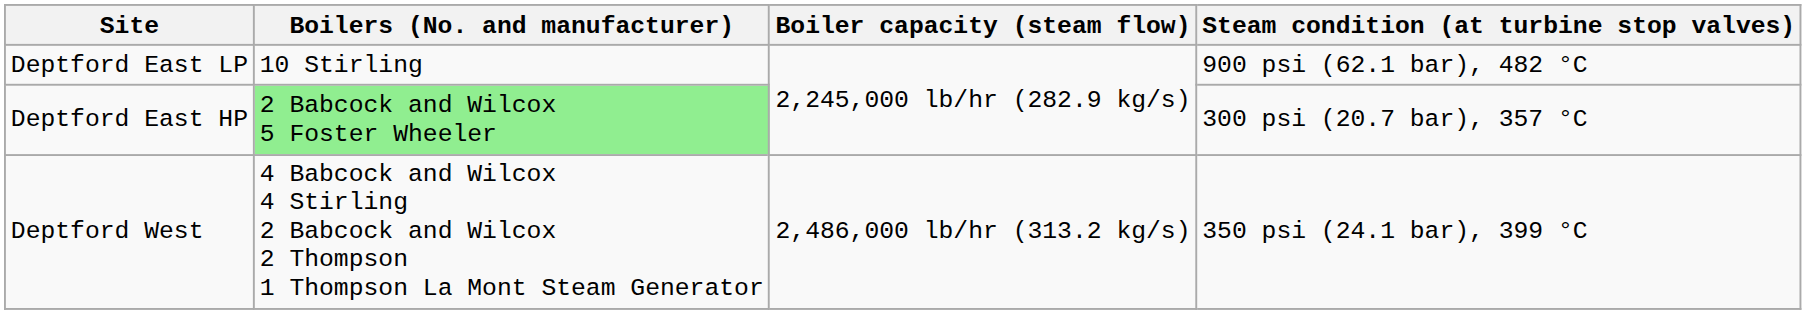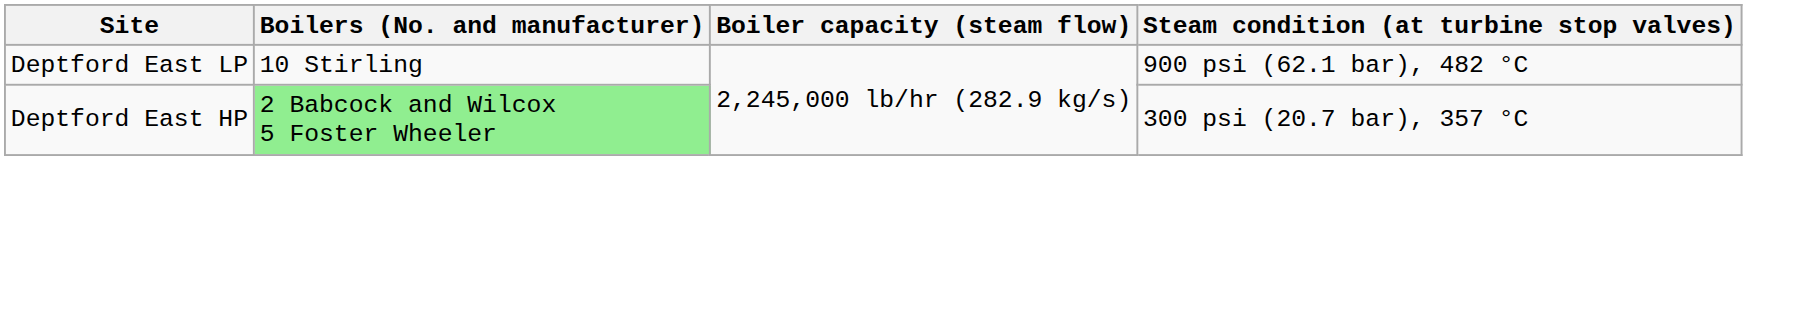- row: (107, 231)
